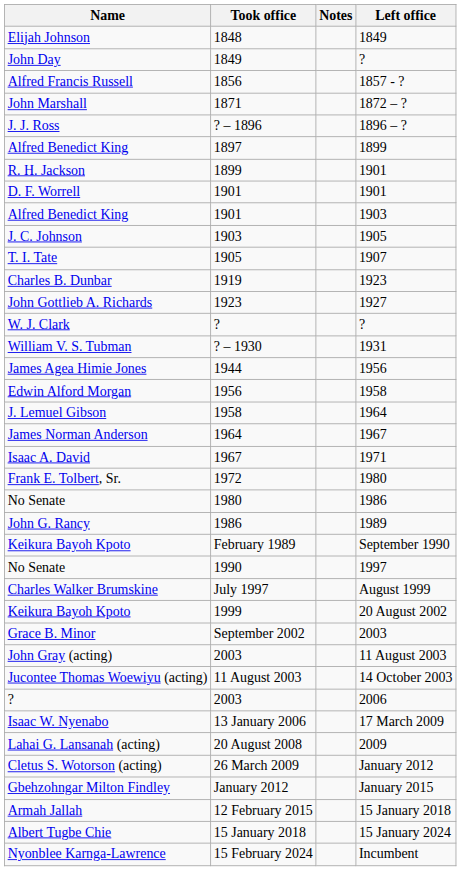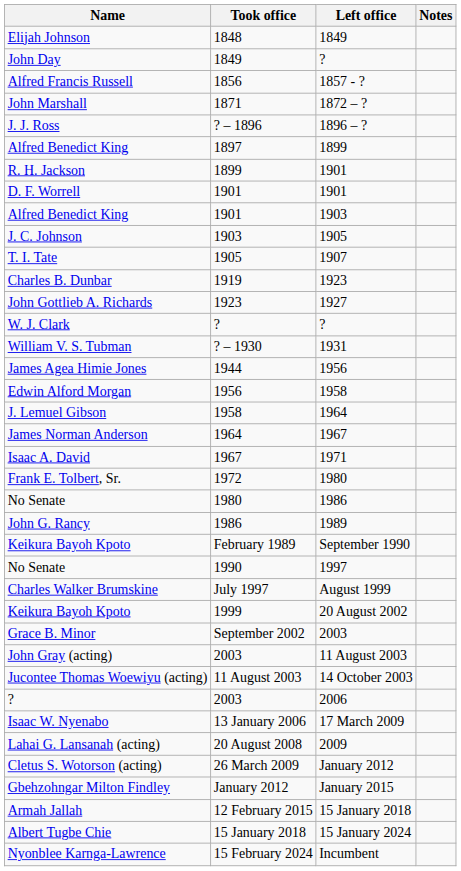columns swapped: (406, 15) <-> (336, 15)
